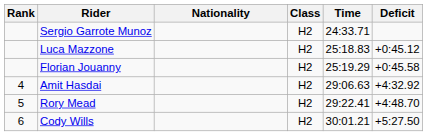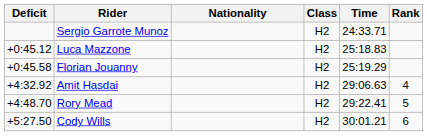columns swapped: (21, 13) <-> (397, 13)
